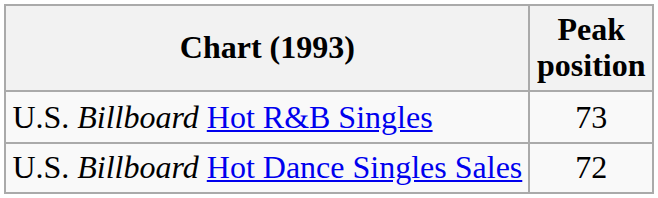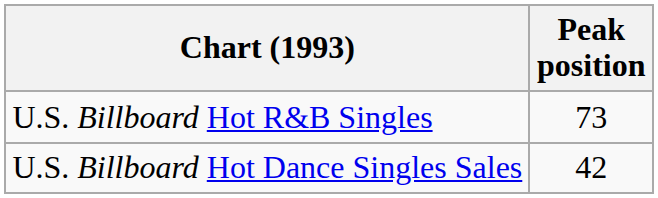(591, 167) 72 -> (591, 167) 42
